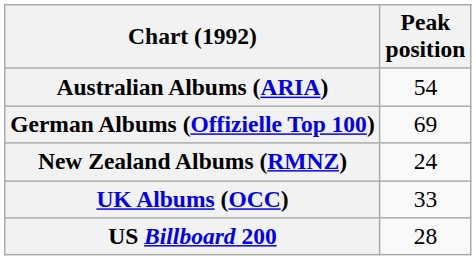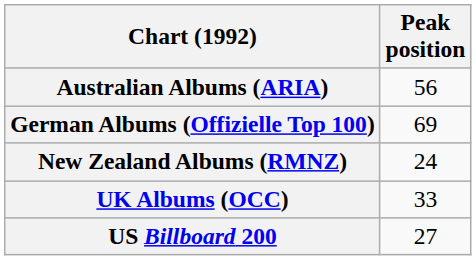(425, 86) 54 -> (425, 86) 56
(425, 236) 28 -> (425, 236) 27
